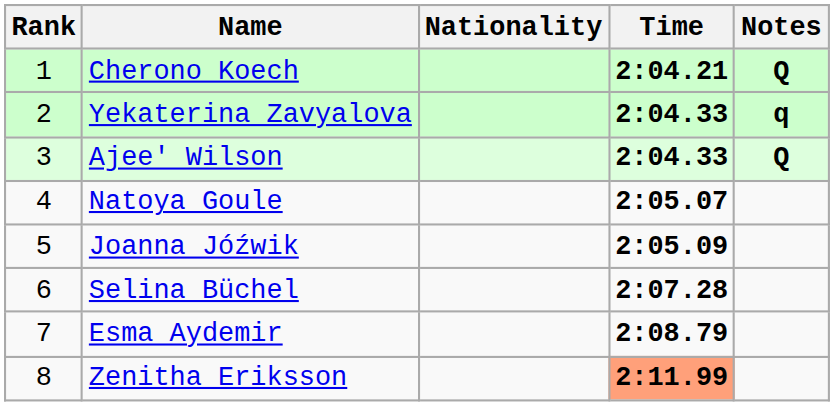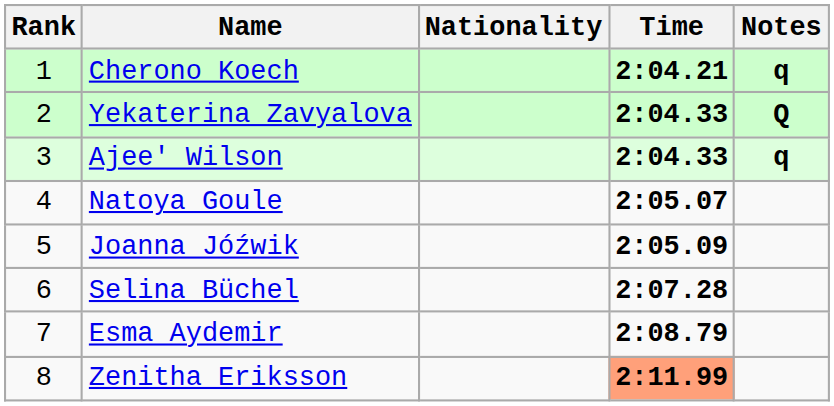(781, 71) Q -> (781, 71) q
(781, 115) q -> (781, 115) Q
(781, 159) Q -> (781, 159) q
